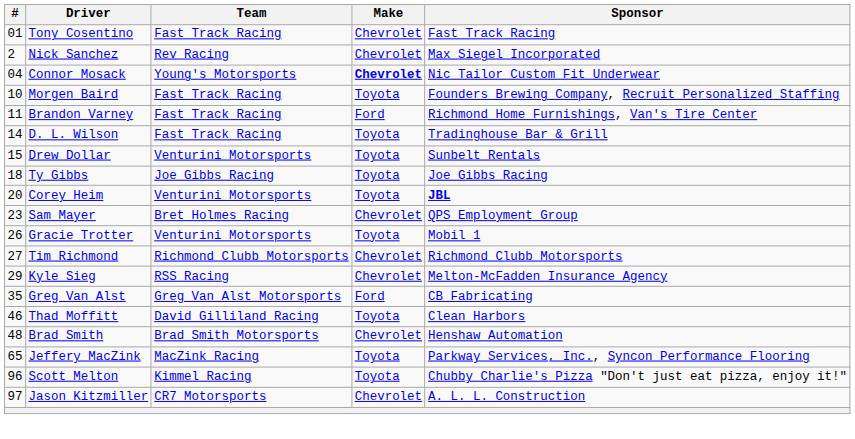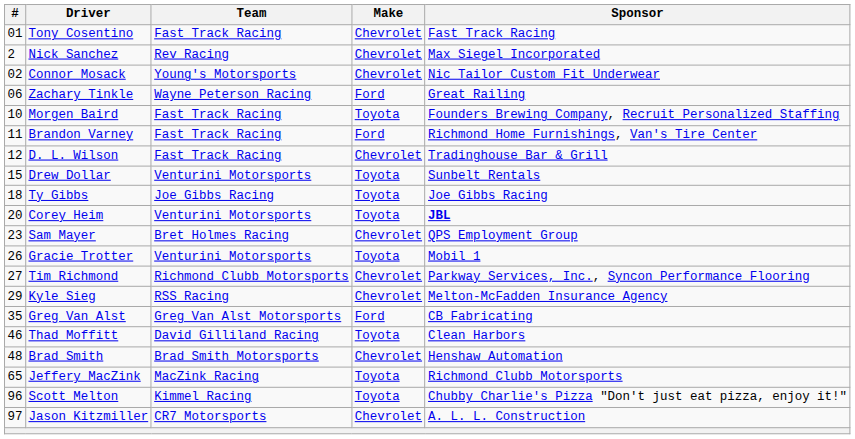(15, 75) 04 -> (15, 75) 02
(388, 75) bold -> (388, 75) normal
+ row: (81, 95)
(15, 136) 14 -> (15, 156) 12
(377, 136) Toyota -> (388, 156) Chevrolet
(525, 257) Richmond Clubb Motorsports -> (619, 277) Parkway Services, Inc., Syncon Performance Flooring
(619, 357) Parkway Services, Inc., Syncon Performance Flooring -> (525, 377) Richmond Clubb Motorsports
